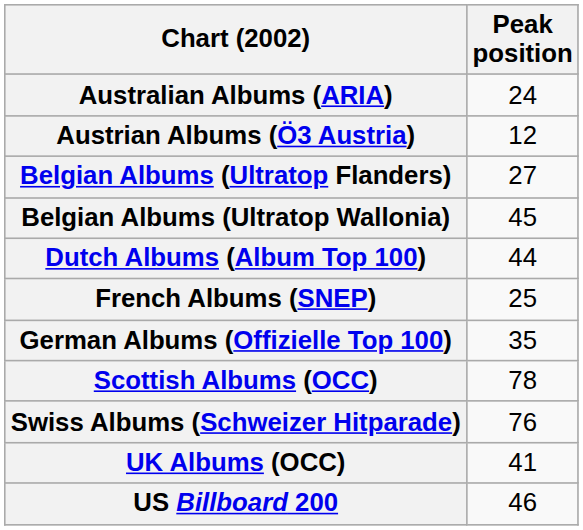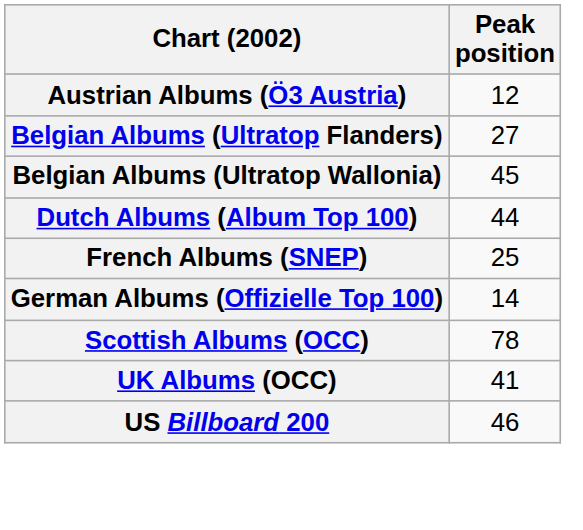- row: (236, 94)
(523, 339) 35 -> (505, 299) 14
- row: (236, 421)
